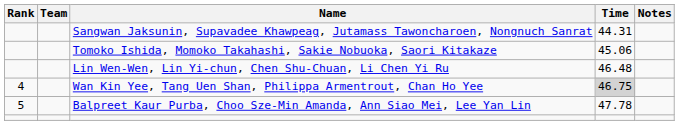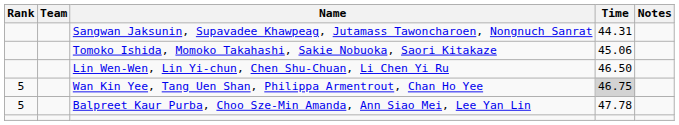(615, 69) 46.48 -> (615, 69) 46.50
(21, 87) 4 -> (21, 87) 5
